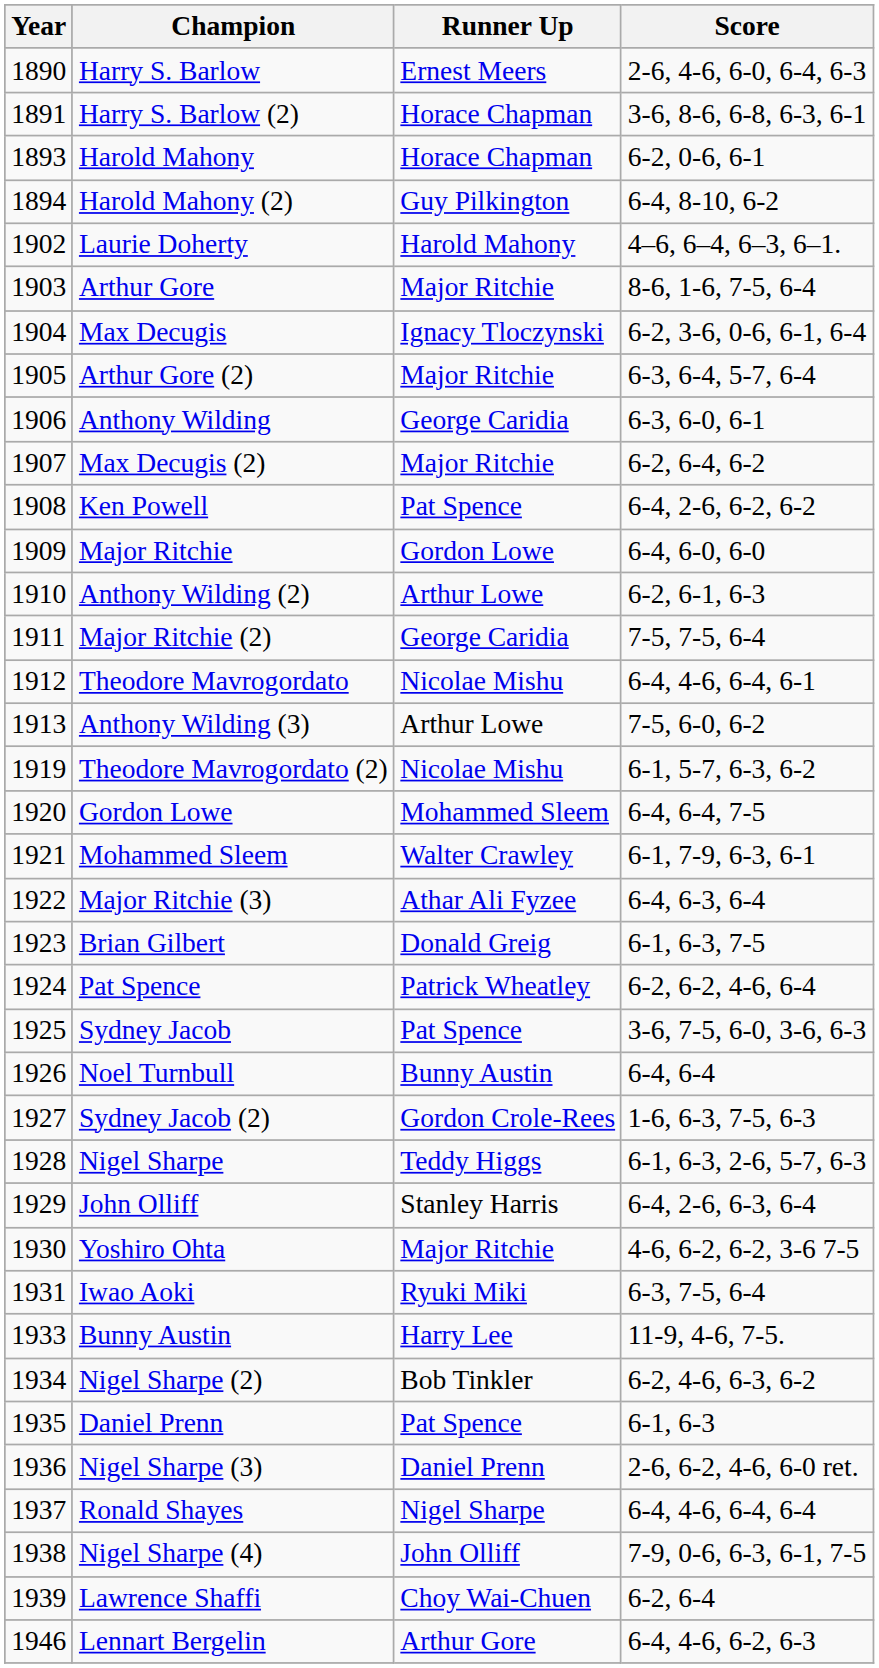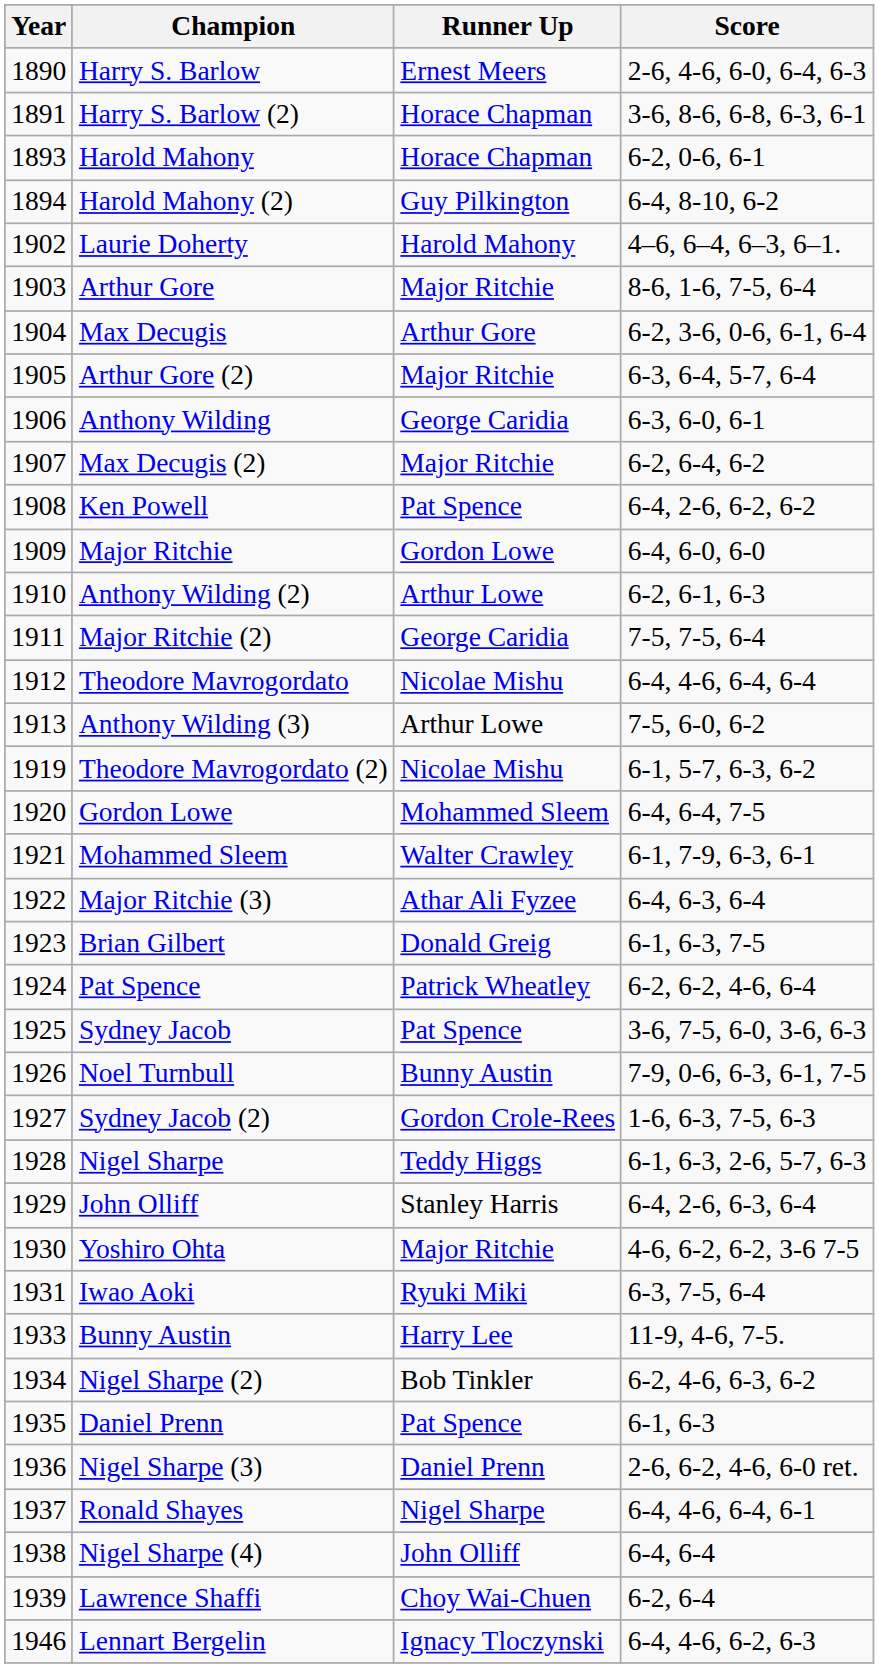(502, 331) Ignacy Tloczynski -> (468, 331) Arthur Gore
(722, 680) 6-4, 4-6, 6-4, 6-1 -> (722, 680) 6-4, 4-6, 6-4, 6-4
(671, 1073) 6-4, 6-4 -> (747, 1073) 7-9, 0-6, 6-3, 6-1, 7-5
(722, 1510) 6-4, 4-6, 6-4, 6-4 -> (722, 1510) 6-4, 4-6, 6-4, 6-1
(747, 1553) 7-9, 0-6, 6-3, 6-1, 7-5 -> (671, 1553) 6-4, 6-4
(468, 1641) Arthur Gore -> (502, 1641) Ignacy Tloczynski
